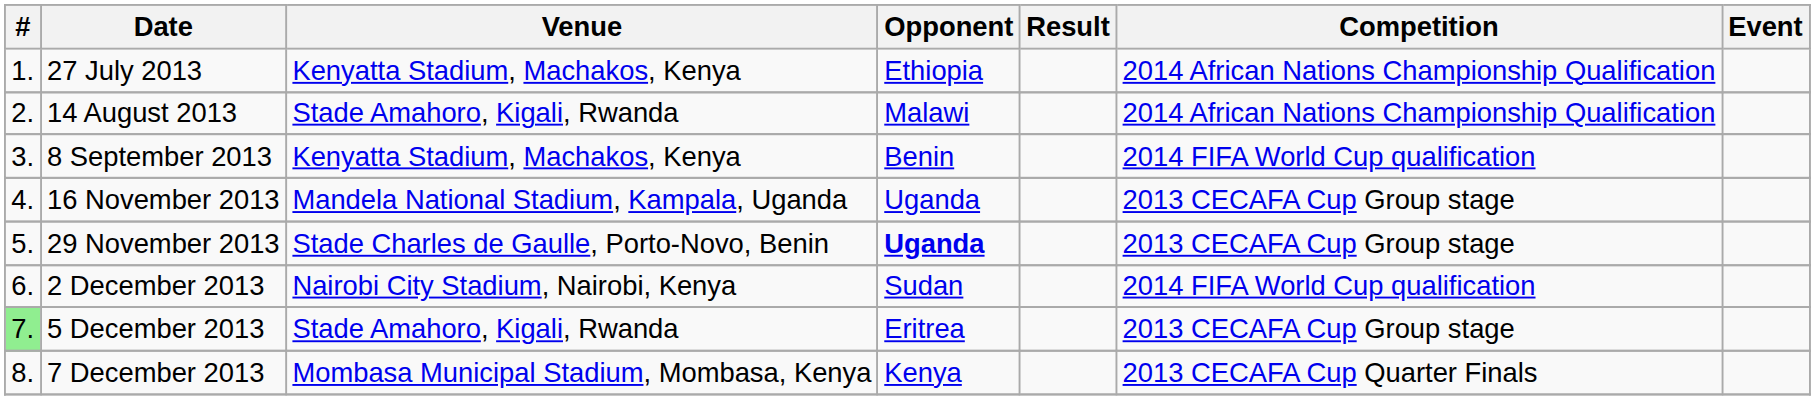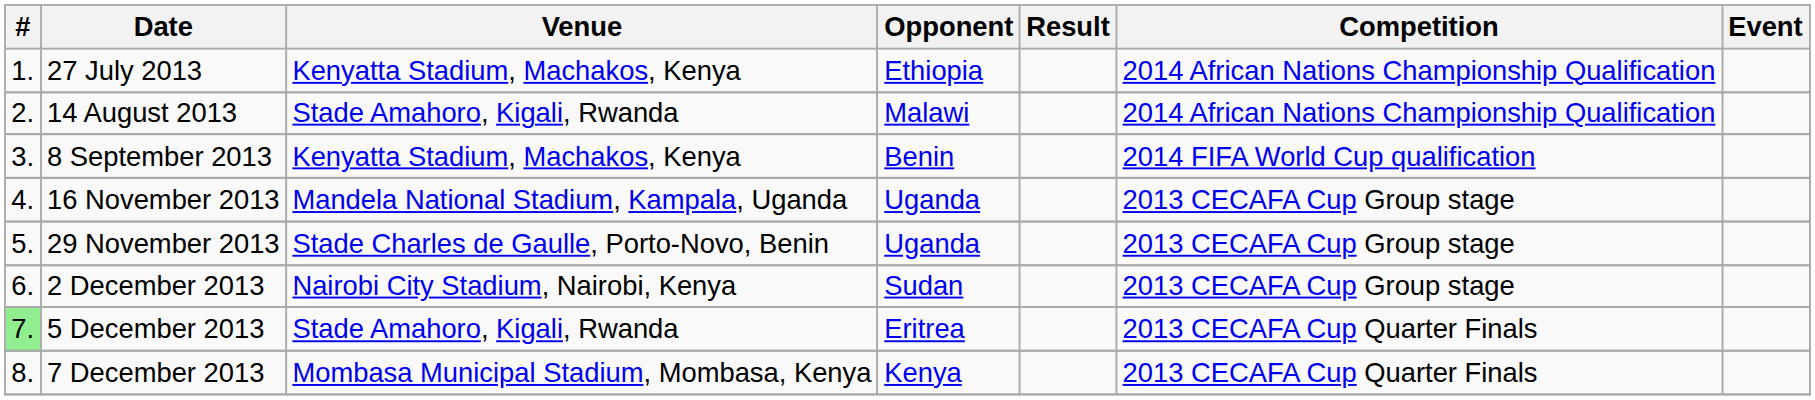(934, 243) bold -> (932, 243) normal
(1329, 286) 2014 FIFA World Cup qualification -> (1319, 286) 2013 CECAFA Cup Group stage
(1319, 330) 2013 CECAFA Cup Group stage -> (1330, 330) 2013 CECAFA Cup Quarter Finals
